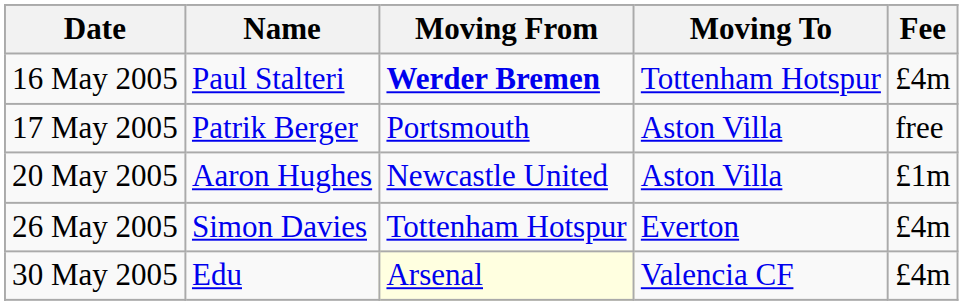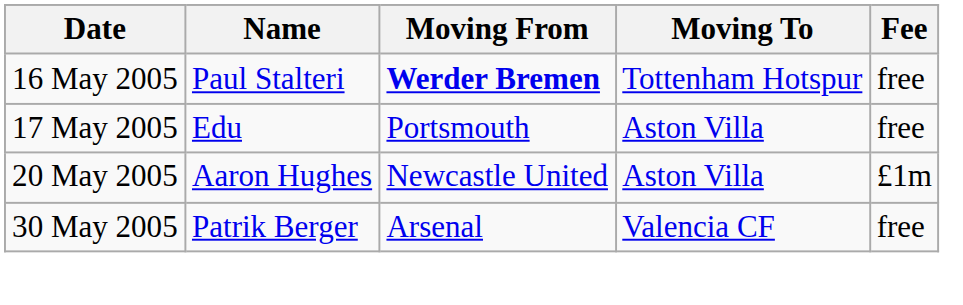(923, 78) £4m -> (901, 78) free
(275, 127) Patrik Berger -> (217, 127) Edu
- row: (95, 226)
(217, 275) Edu -> (275, 226) Patrik Berger
(435, 275) lightyellow background -> (435, 226) no background
(923, 275) £4m -> (901, 226) free
